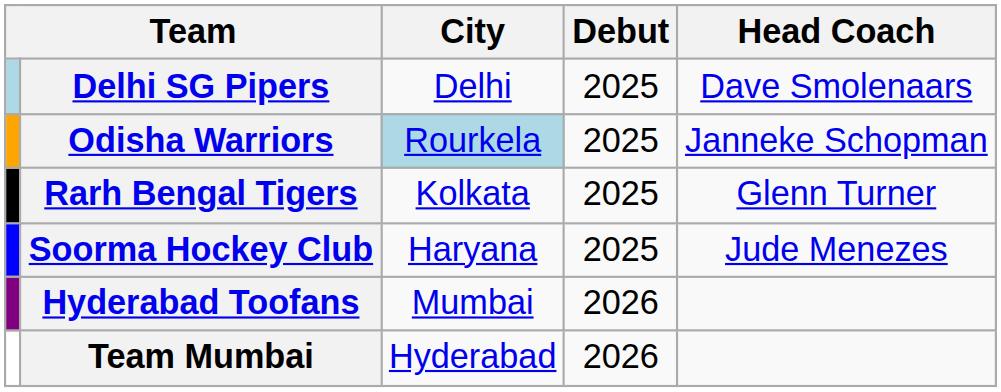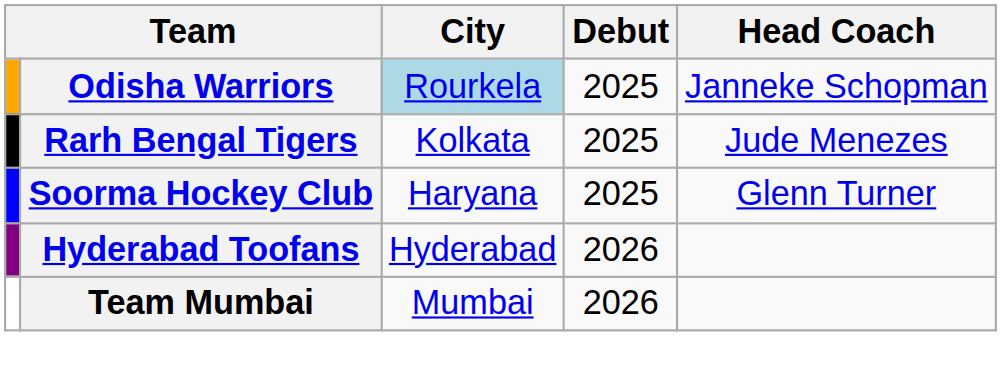- row: (201, 85)
(836, 194) Glenn Turner -> (836, 140) Jude Menezes
(836, 248) Jude Menezes -> (836, 194) Glenn Turner
(473, 303) Mumbai -> (473, 248) Hyderabad
(473, 357) Hyderabad -> (473, 303) Mumbai
